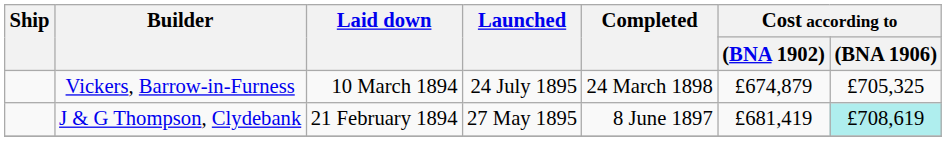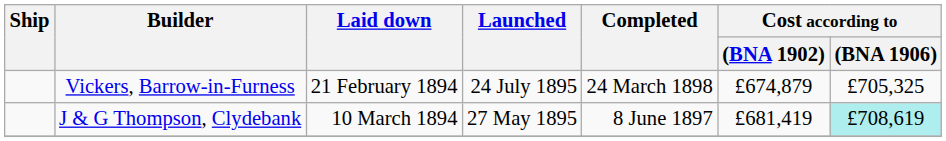(394, 86) 10 March 1894 -> (384, 86) 21 February 1894
(384, 119) 21 February 1894 -> (394, 119) 10 March 1894
